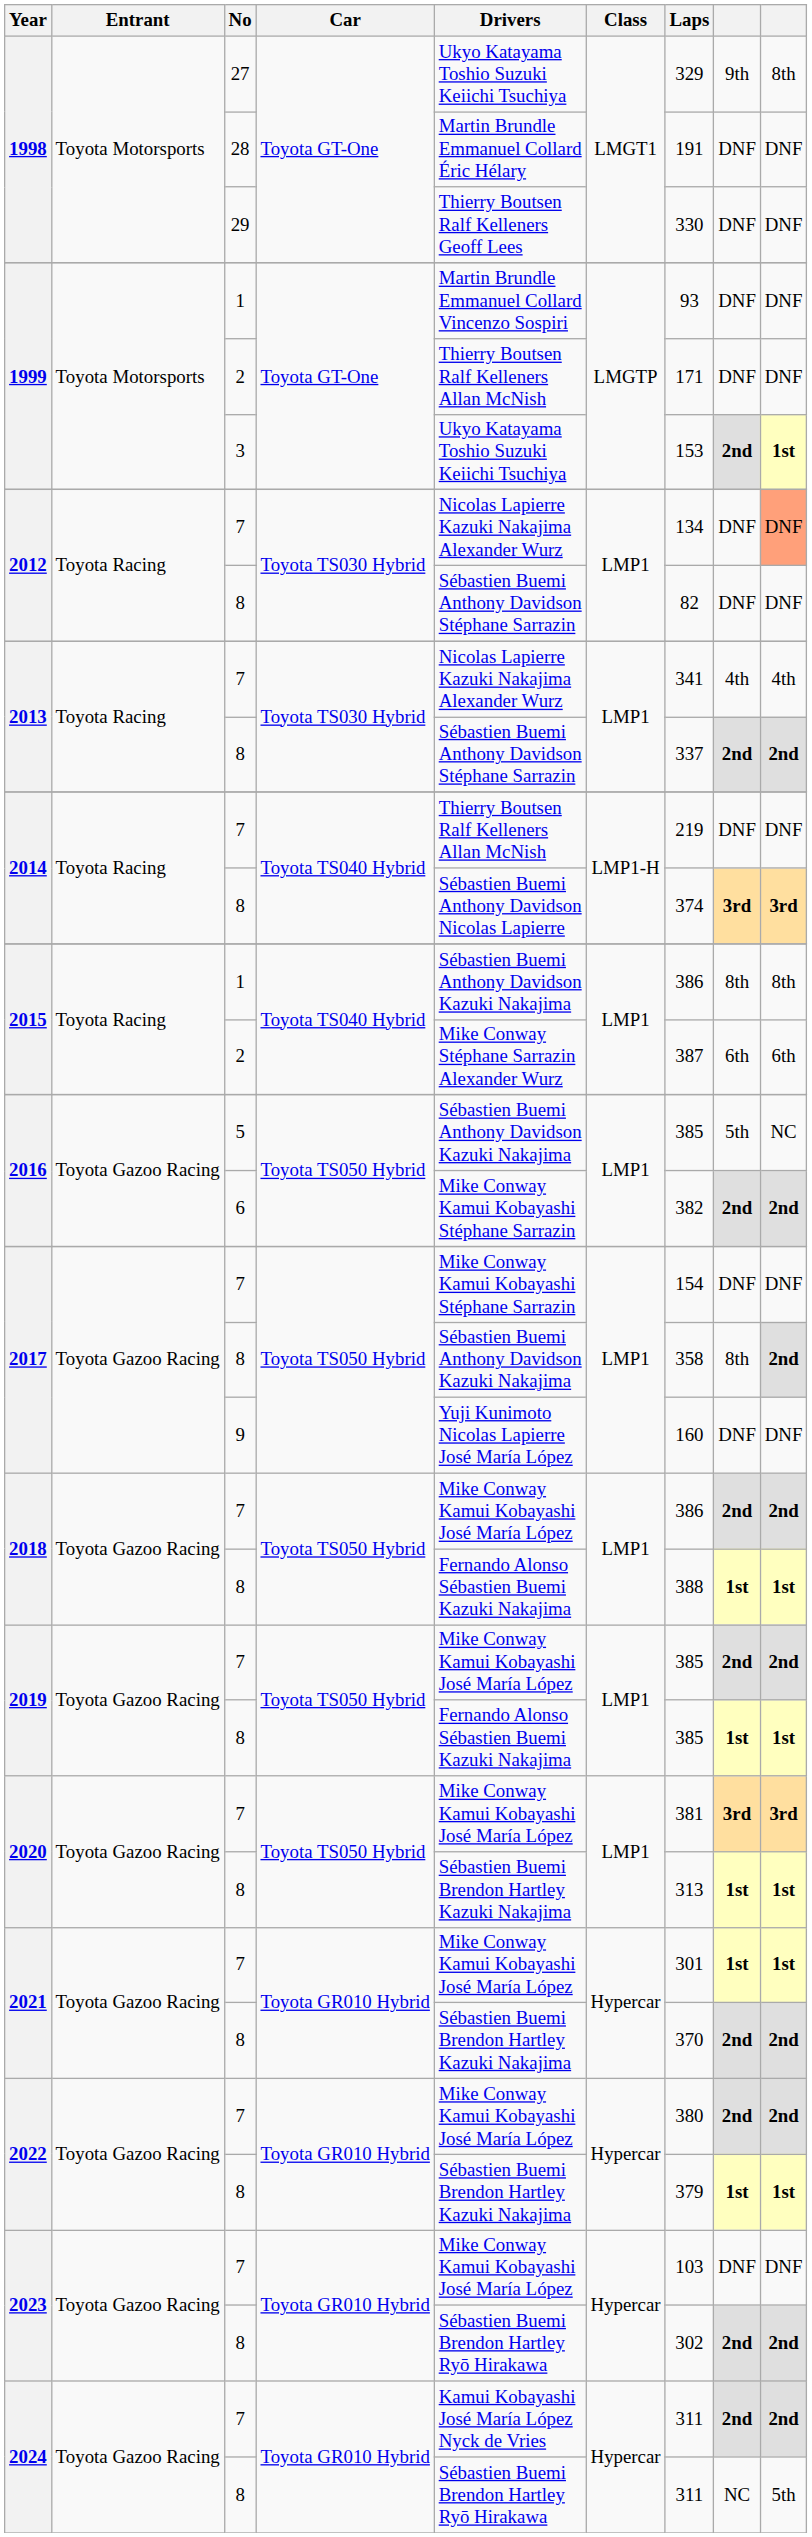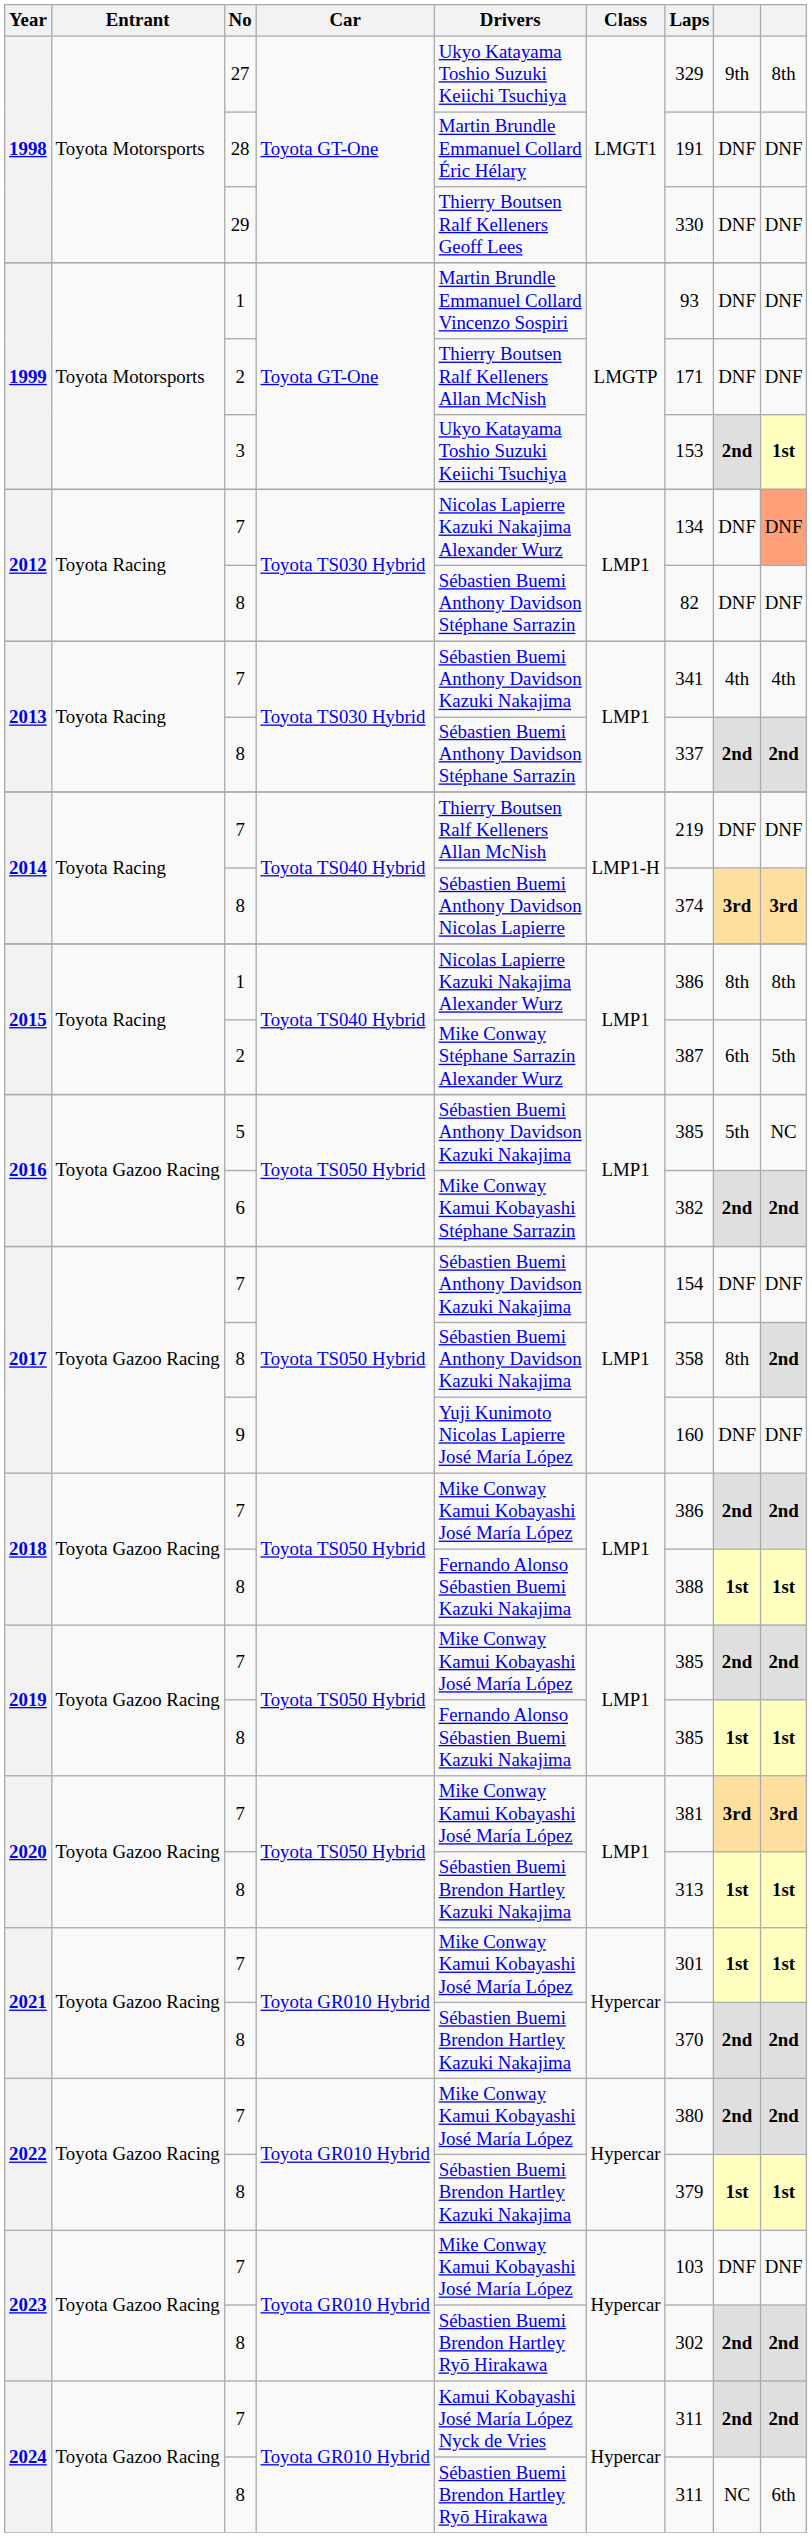(505, 679) Nicolas Lapierre Kazuki Nakajima Alexander Wurz -> (510, 679) Sébastien Buemi Anthony Davidson Kazuki Nakajima
(510, 981) Sébastien Buemi Anthony Davidson Kazuki Nakajima -> (505, 981) Nicolas Lapierre Kazuki Nakajima Alexander Wurz
(784, 1057) 6th -> (784, 1057) 5th
(507, 1284) Mike Conway Kamui Kobayashi Stéphane Sarrazin -> (510, 1284) Sébastien Buemi Anthony Davidson Kazuki Nakajima
(784, 2494) 5th -> (784, 2494) 6th
